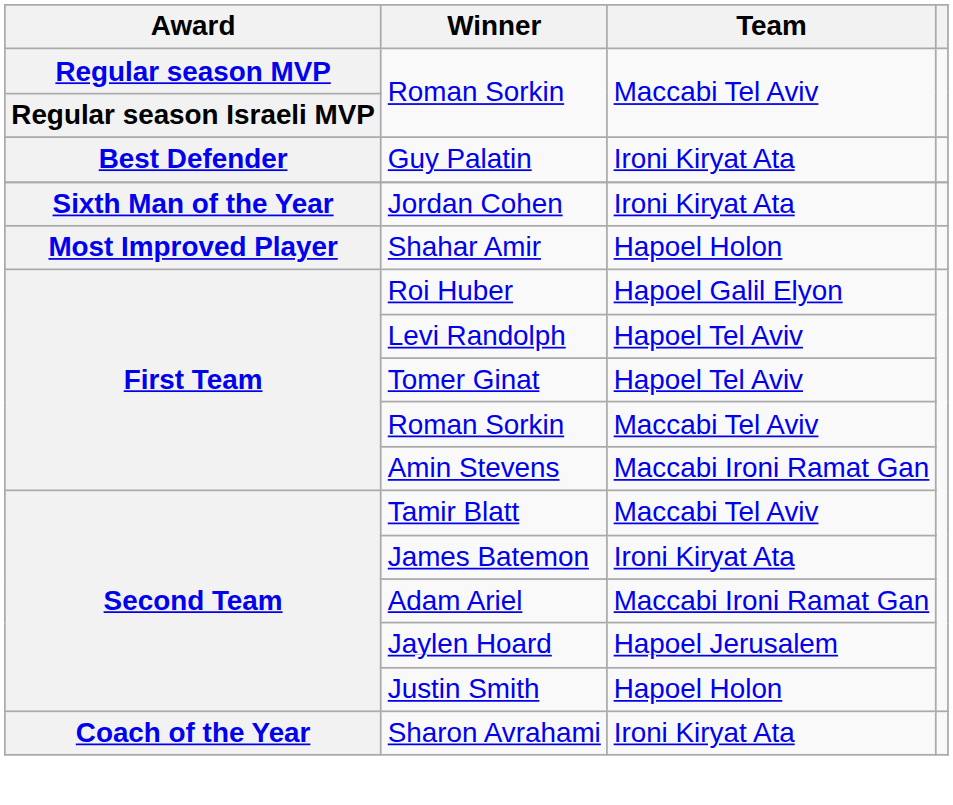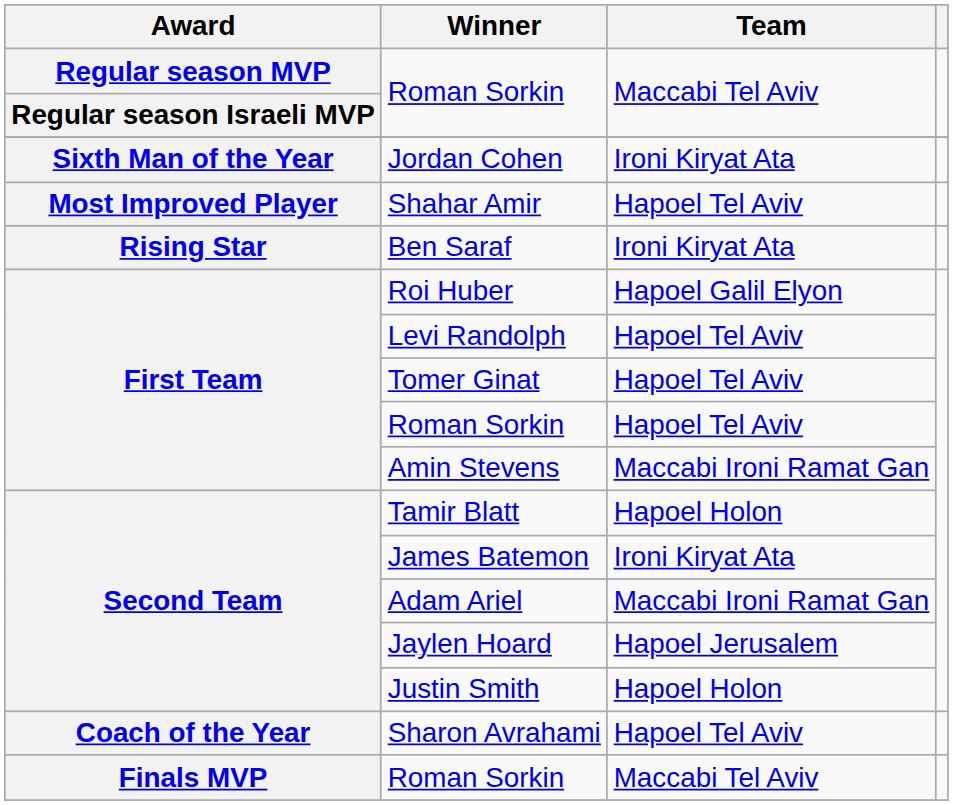- row: (193, 159)
(698, 247) Hapoel Holon -> (708, 203) Hapoel Tel Aviv
+ row: (193, 247)
(716, 423) Maccabi Tel Aviv -> (708, 423) Hapoel Tel Aviv
(716, 512) Maccabi Tel Aviv -> (698, 512) Hapoel Holon
(704, 733) Ironi Kiryat Ata -> (708, 733) Hapoel Tel Aviv
+ row: (193, 777)
